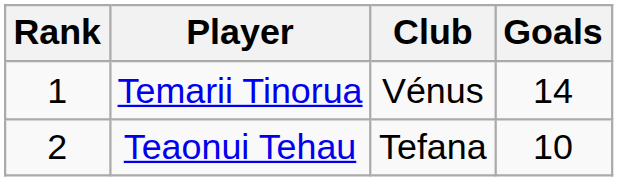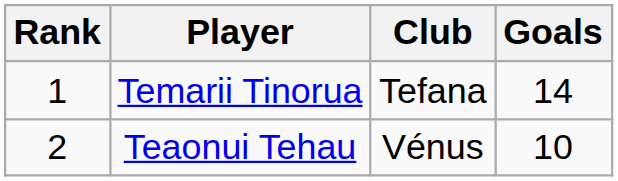(433, 89) Vénus -> (433, 89) Tefana
(433, 146) Tefana -> (433, 146) Vénus
